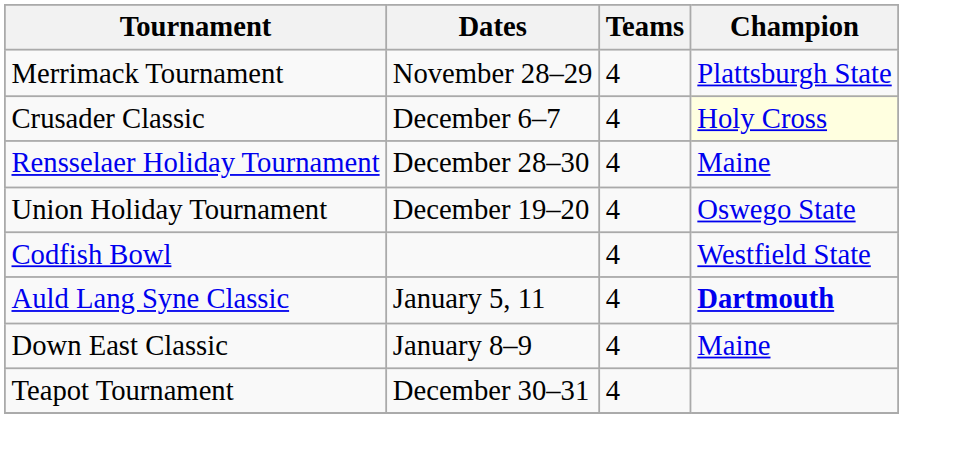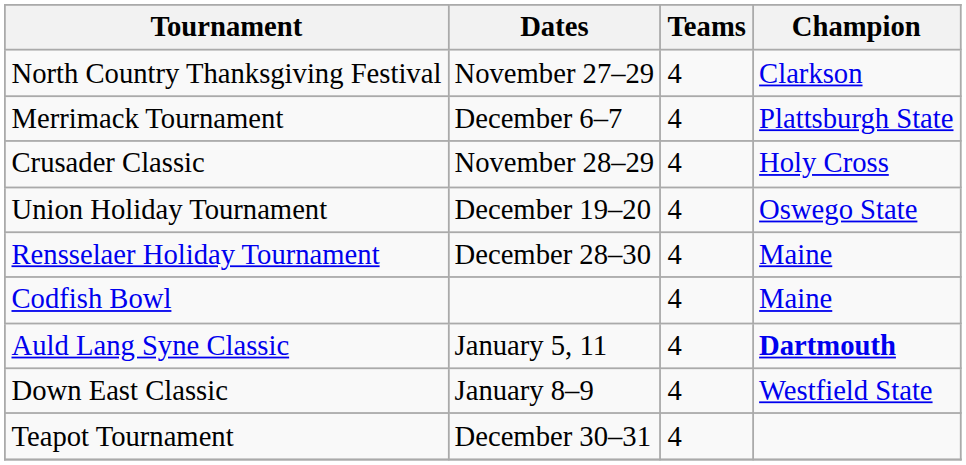+ row: (226, 72)
(493, 72) November 28–29 -> (538, 118) December 6–7
(477, 118) December 6–7 -> (554, 163) November 28–29
(762, 118) lightyellow background -> (824, 163) no background
rows swapped: (169, 208) <-> (196, 163)
(784, 254) Westfield State -> (796, 299) Maine
(734, 345) Maine -> (846, 390) Westfield State
